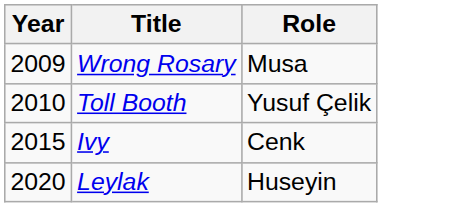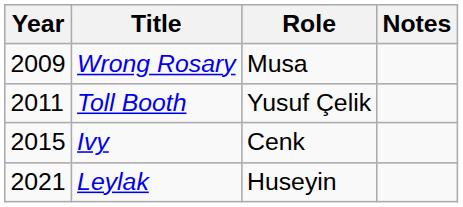+ column: (417, 24)
(38, 102) 2010 -> (37, 102) 2011
(38, 181) 2020 -> (38, 181) 2021
